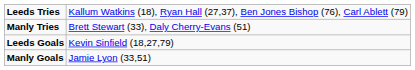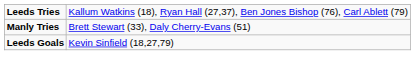- row: (35, 57)
